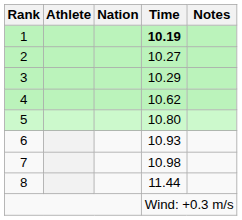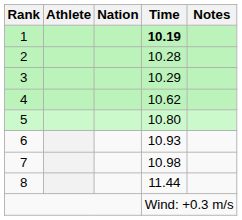(164, 57) 10.27 -> (164, 57) 10.28
